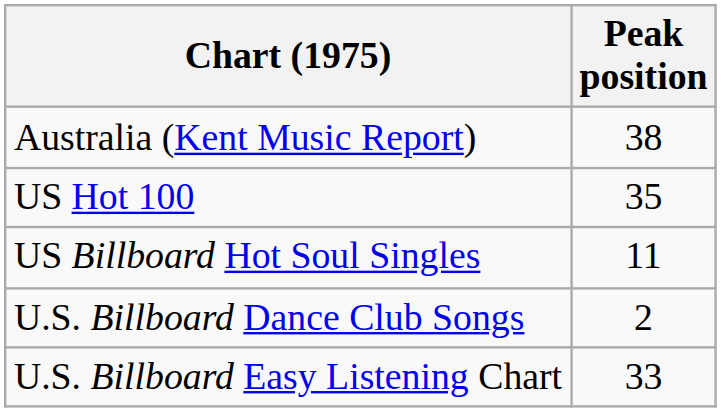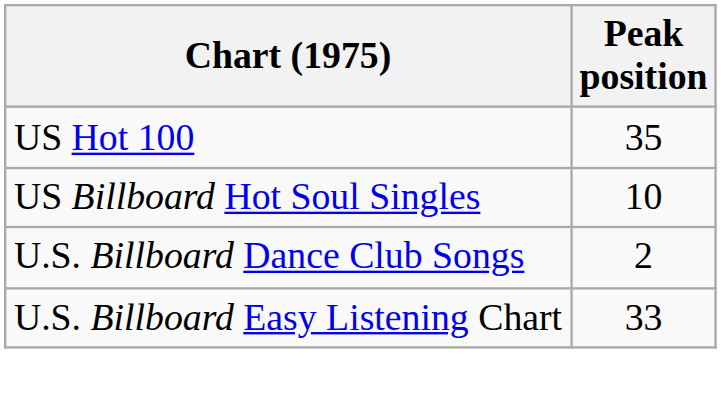- row: (245, 136)
(644, 256) 11 -> (644, 196) 10
